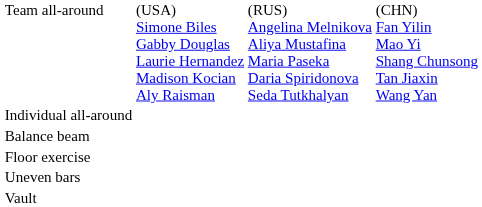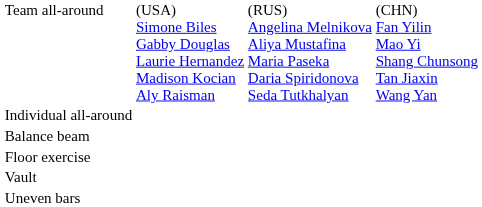rows swapped: (43, 177) <-> (21, 198)
